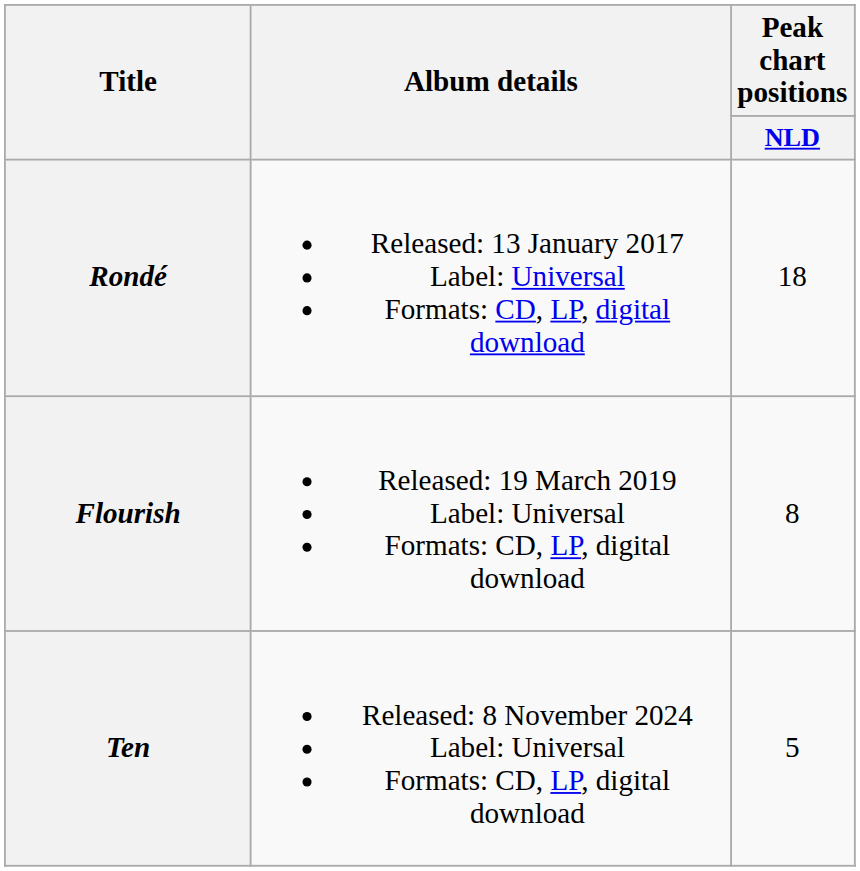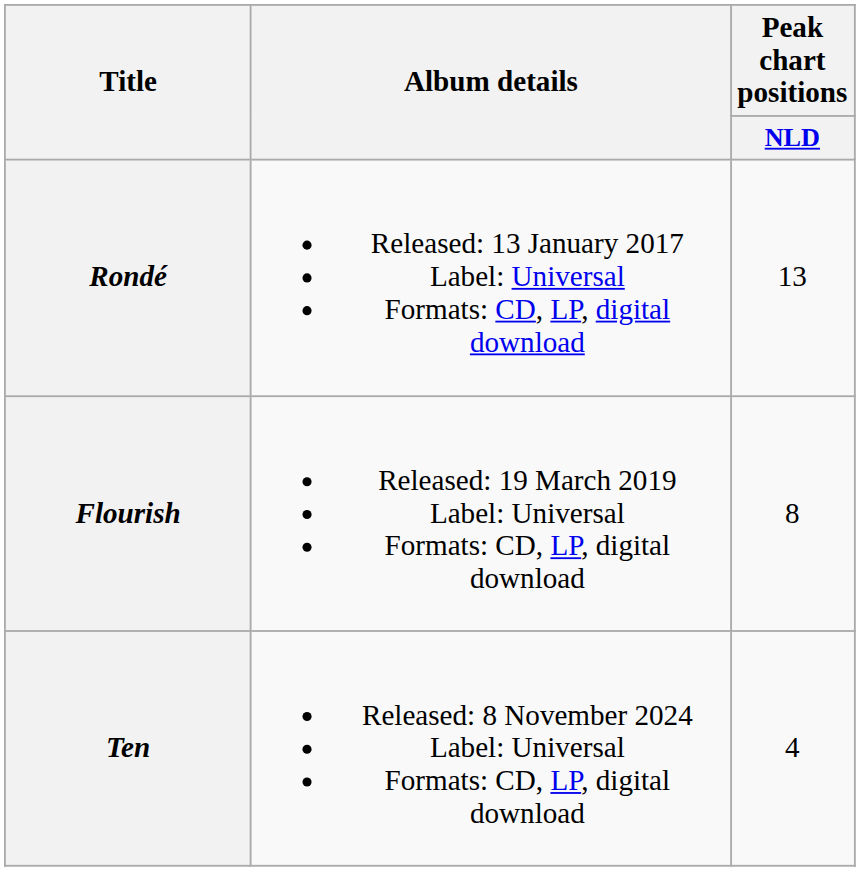(792, 277) 18 -> (792, 277) 13
(792, 748) 5 -> (792, 748) 4
